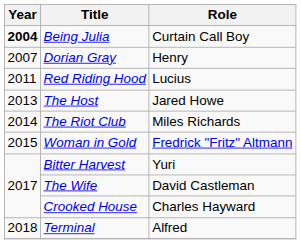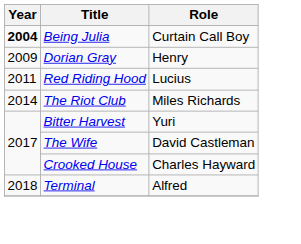(22, 57) 2007 -> (22, 57) 2009
- row: (71, 100)
- row: (90, 143)
